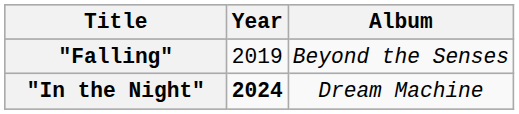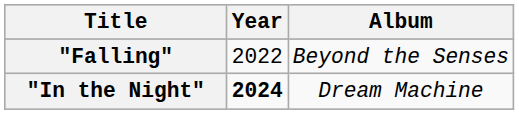(257, 57) 2019 -> (257, 57) 2022
